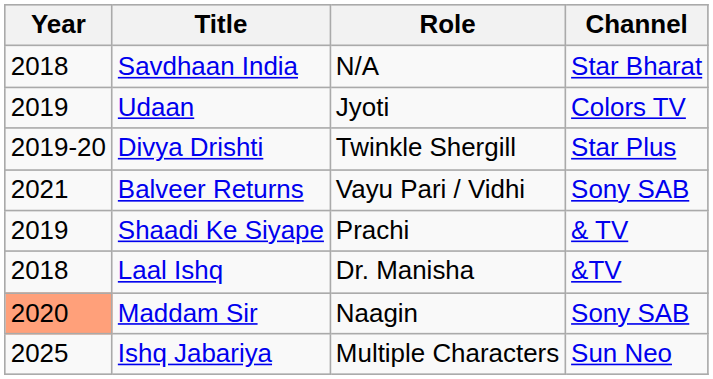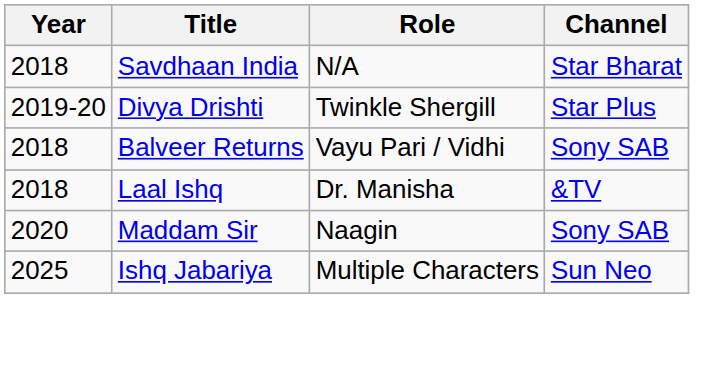- row: (156, 107)
(40, 189) 2021 -> (40, 148) 2018
- row: (221, 230)
(40, 312) lightsalmon background -> (40, 230) no background
